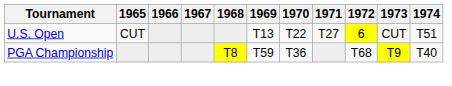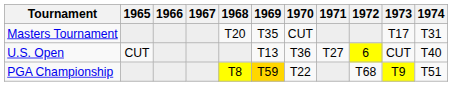+ row: (62, 33)
(296, 33) T22 -> (300, 53) T36
(427, 33) T51 -> (431, 53) T40
(263, 53) no background -> (268, 72) gold background
(296, 53) T36 -> (300, 72) T22
(427, 53) T40 -> (431, 72) T51
